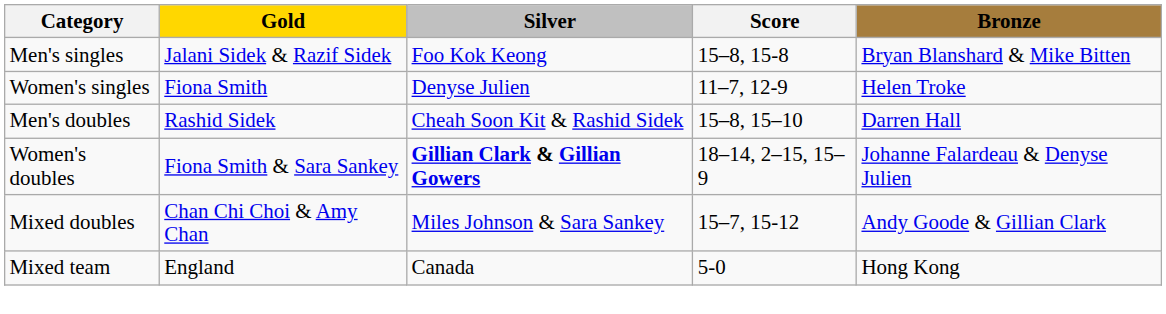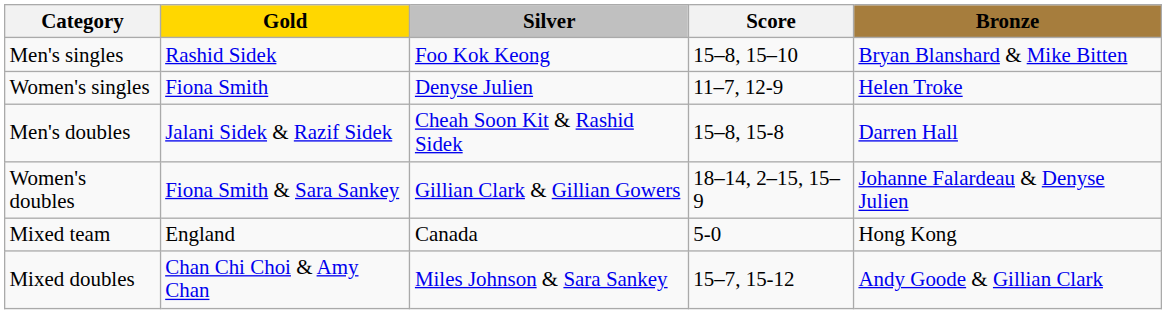(278, 54) Jalani Sidek & Razif Sidek -> (221, 54) Rashid Sidek
(743, 54) 15–8, 15-8 -> (746, 54) 15–8, 15–10
(220, 120) Rashid Sidek -> (279, 132) Jalani Sidek & Razif Sidek
(750, 120) 15–8, 15–10 -> (739, 132) 15–8, 15-8
(516, 165) bold -> (548, 189) normal
rows swapped: (72, 222) <-> (60, 267)
